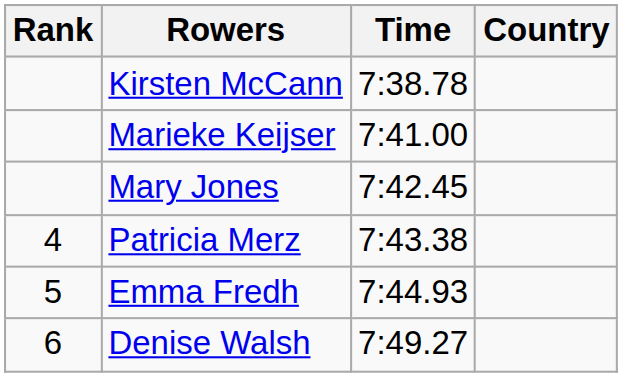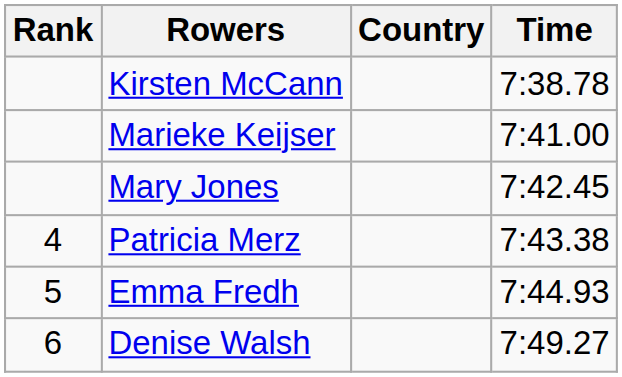columns swapped: (546, 30) <-> (413, 30)
